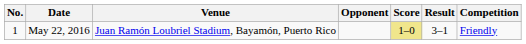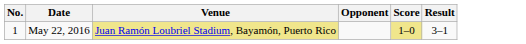- column: (489, 13)
(215, 30) no background -> (215, 30) khaki background
